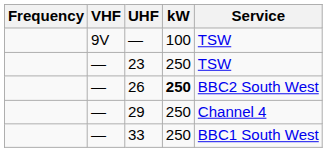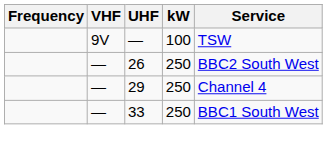- row: (136, 64)
(178, 87) bold -> (178, 64) normal
